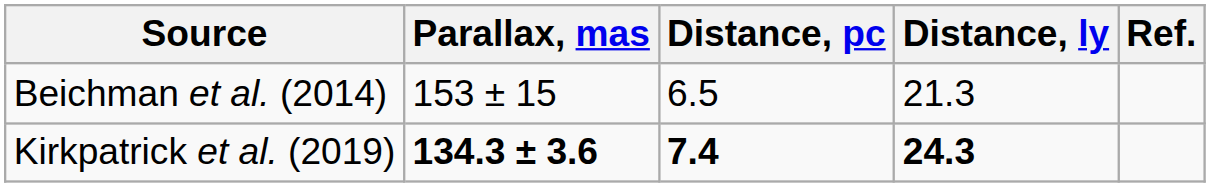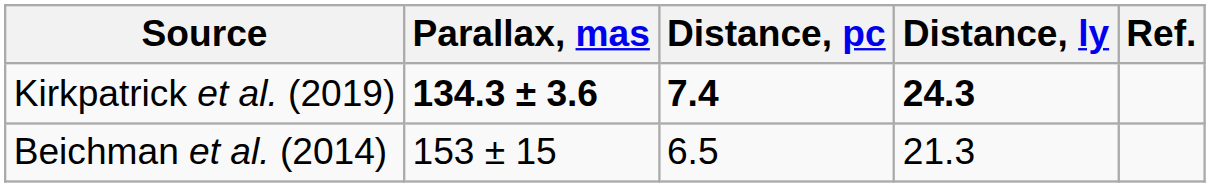rows swapped: (200, 92) <-> (205, 151)
